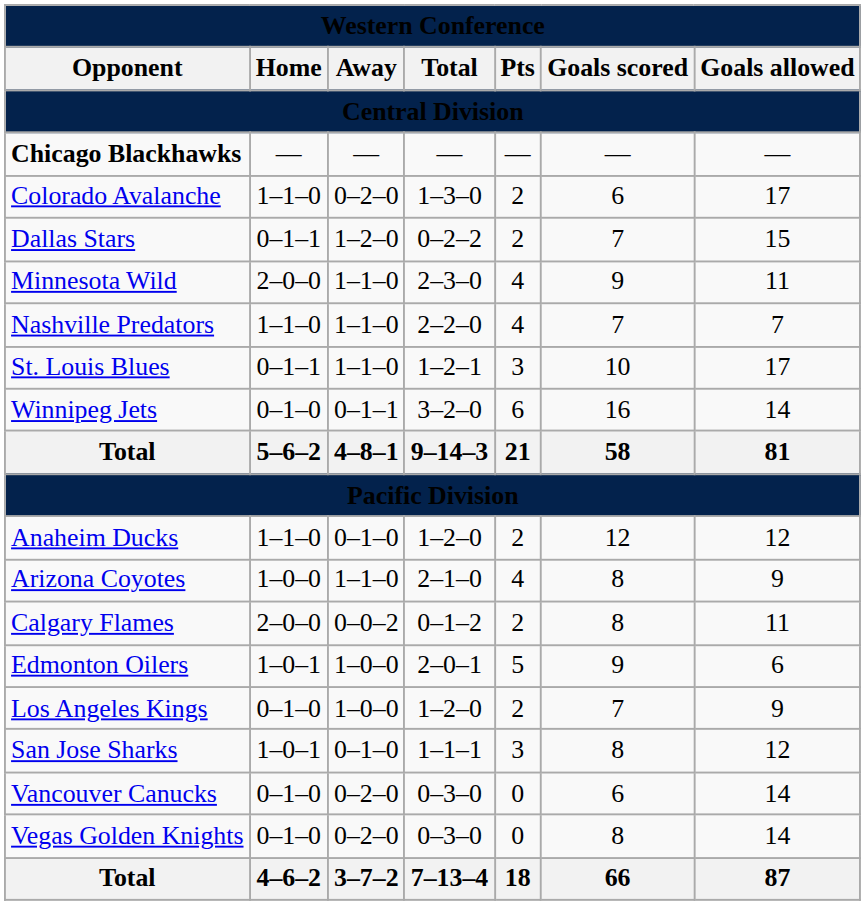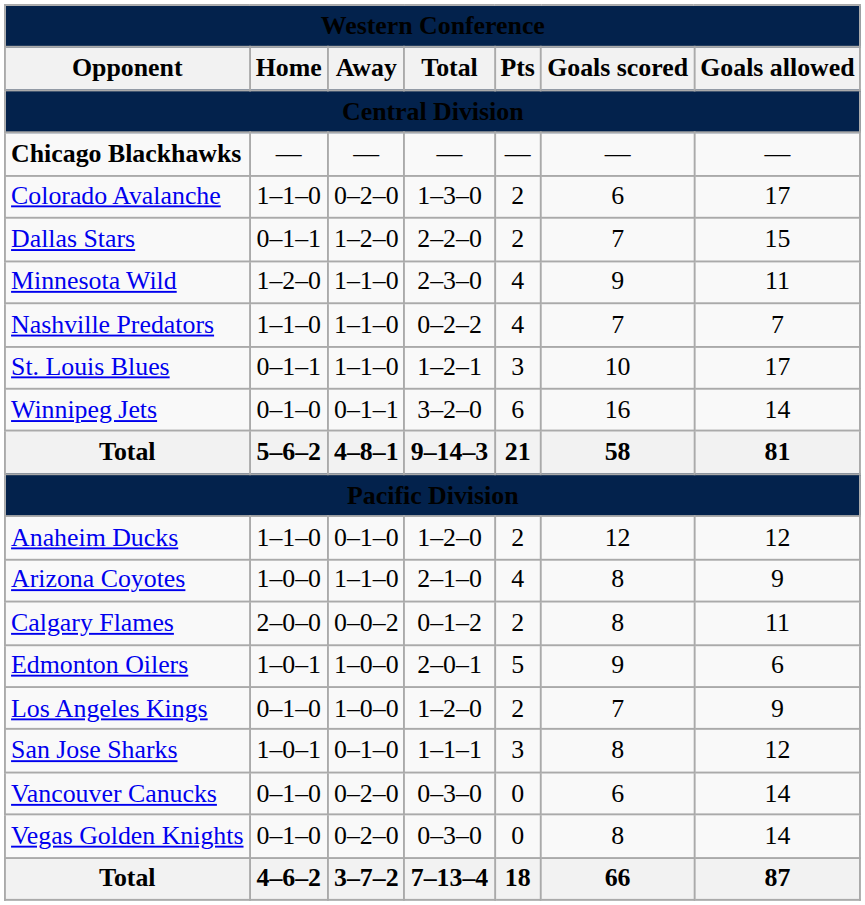(450, 238) 0–2–2 -> (450, 238) 2–2–0
(289, 281) 2–0–0 -> (289, 281) 1–2–0
(450, 323) 2–2–0 -> (450, 323) 0–2–2
